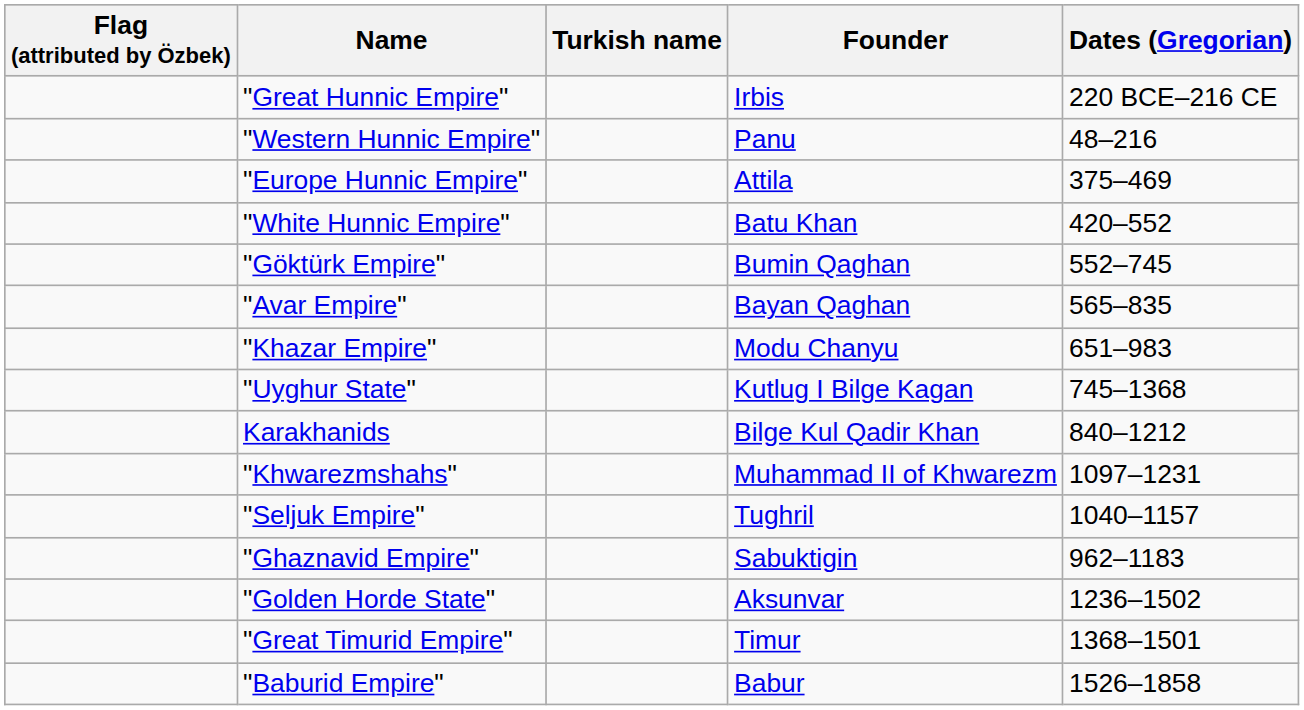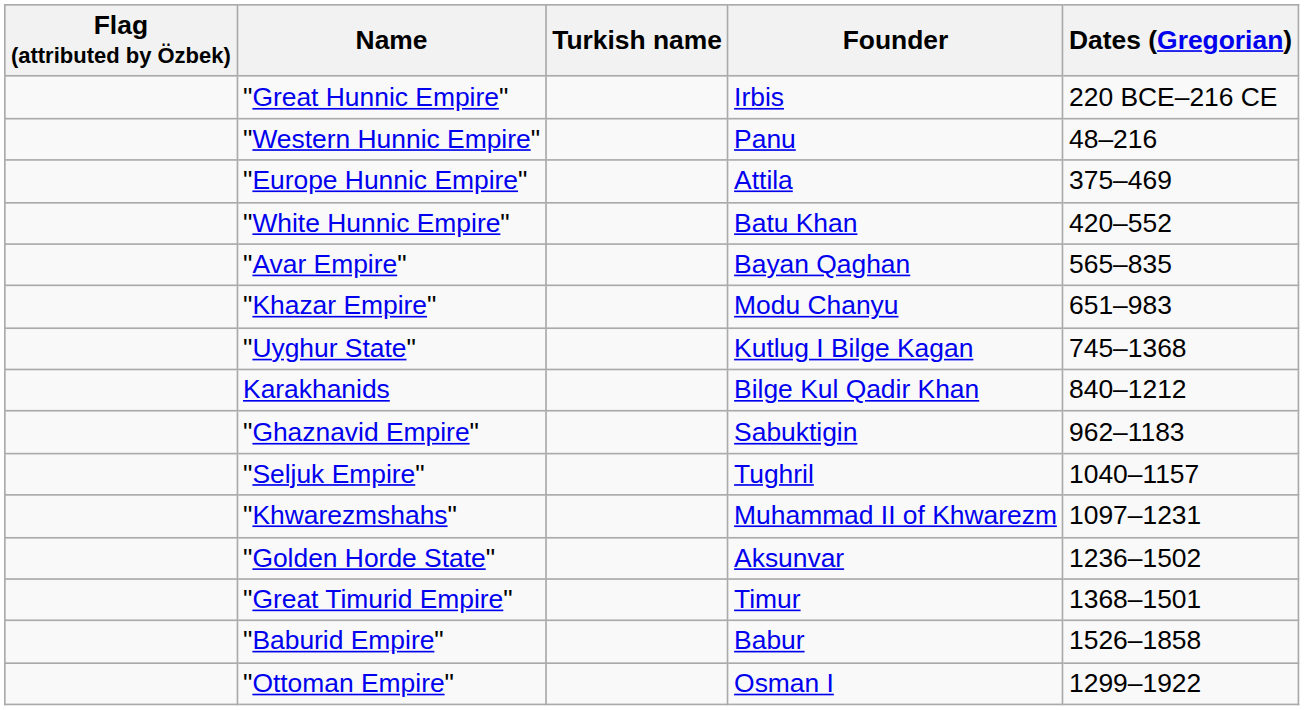- row: (344, 264)
rows swapped: (361, 557) <-> (350, 473)
+ row: (349, 683)
